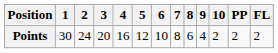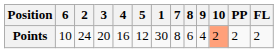columns swapped: (65, 14) <-> (161, 14)
(215, 36) no background -> (215, 36) lightsalmon background
